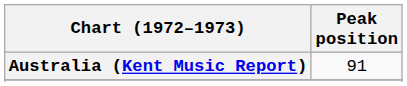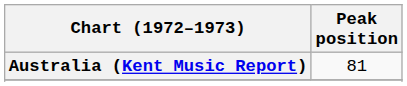(357, 66) 91 -> (357, 66) 81
